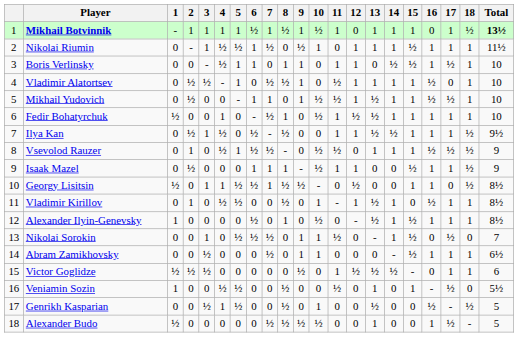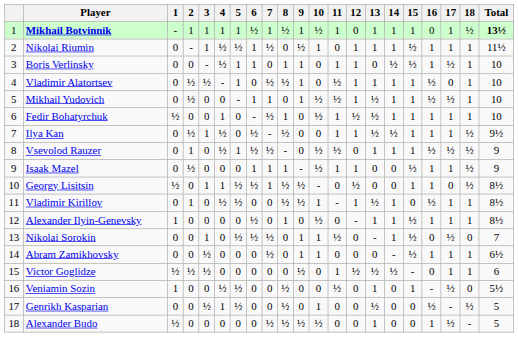(301, 202) 0 -> (301, 202) ½
(375, 220) ½ -> (375, 220) 1
